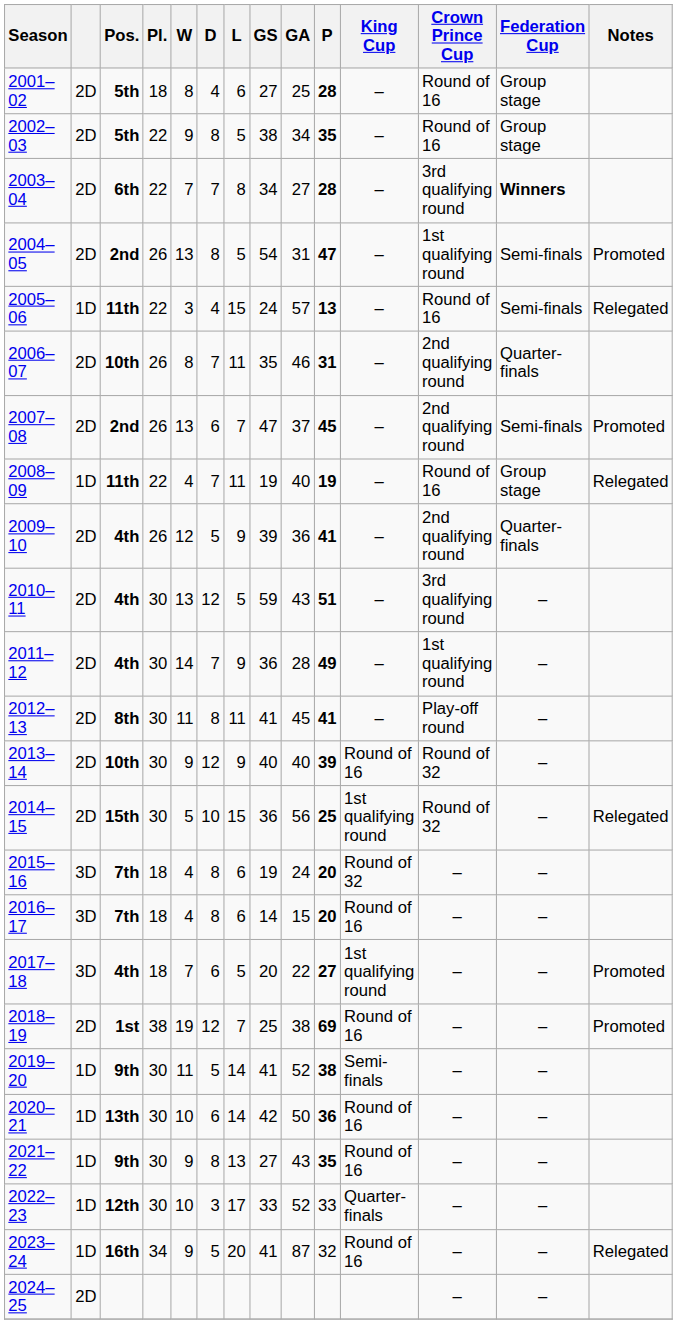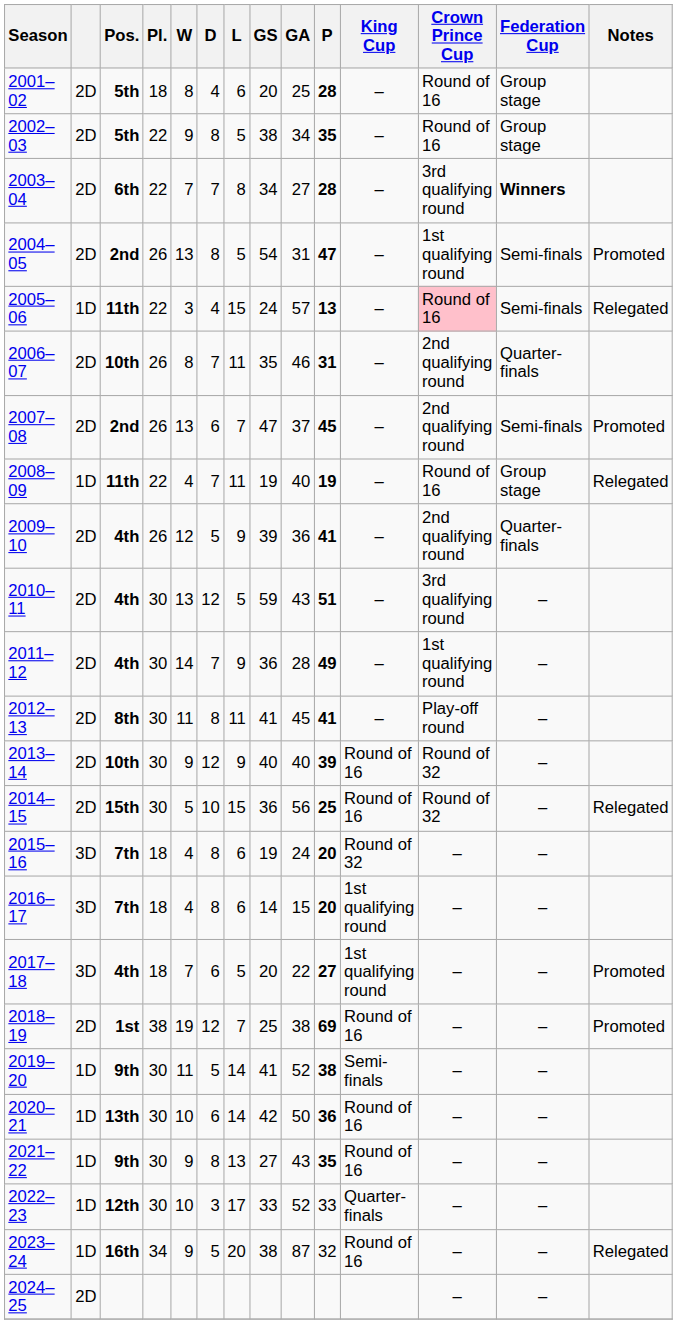(268, 90) 27 -> (268, 90) 20
(456, 308) no background -> (456, 308) pink background
(379, 817) 1st qualifying round -> (378, 808) Round of 16
(378, 917) Round of 16 -> (379, 907) 1st qualifying round
(268, 1251) 41 -> (268, 1251) 38
